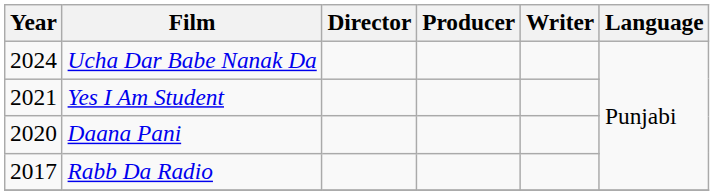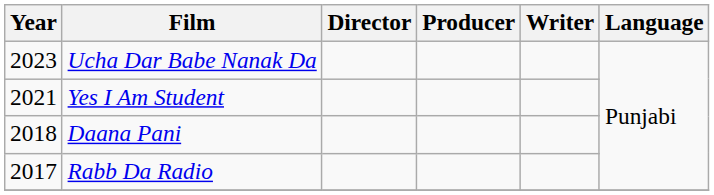(33, 60) 2024 -> (33, 60) 2023
(33, 134) 2020 -> (33, 134) 2018
